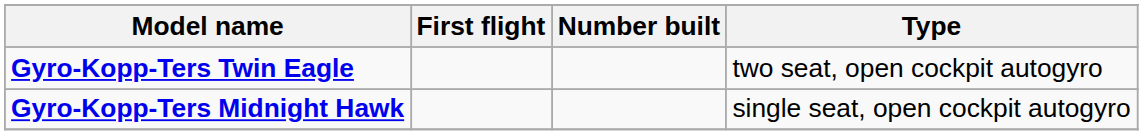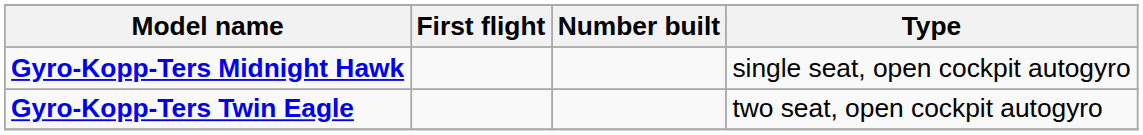rows swapped: (208, 109) <-> (183, 68)
